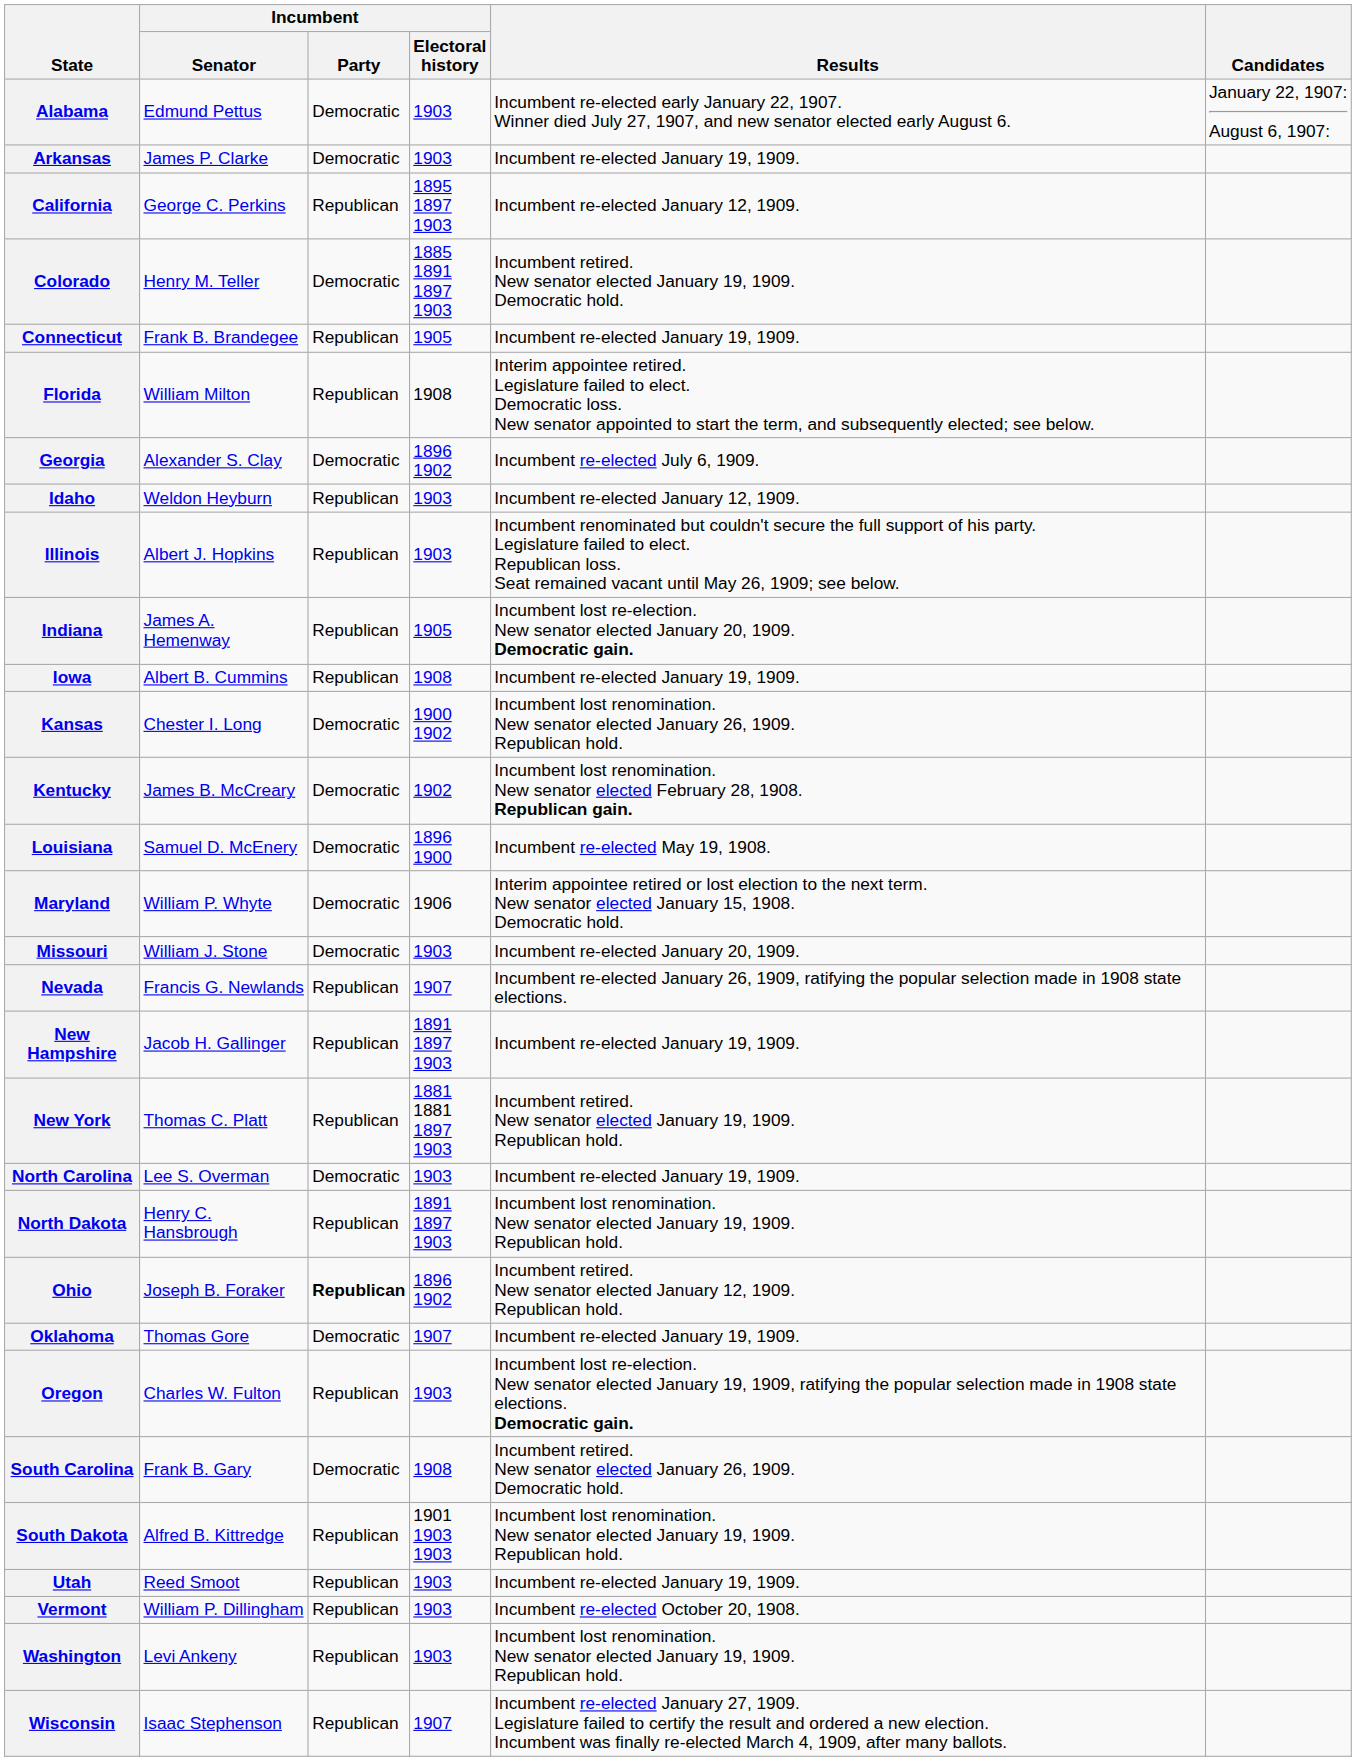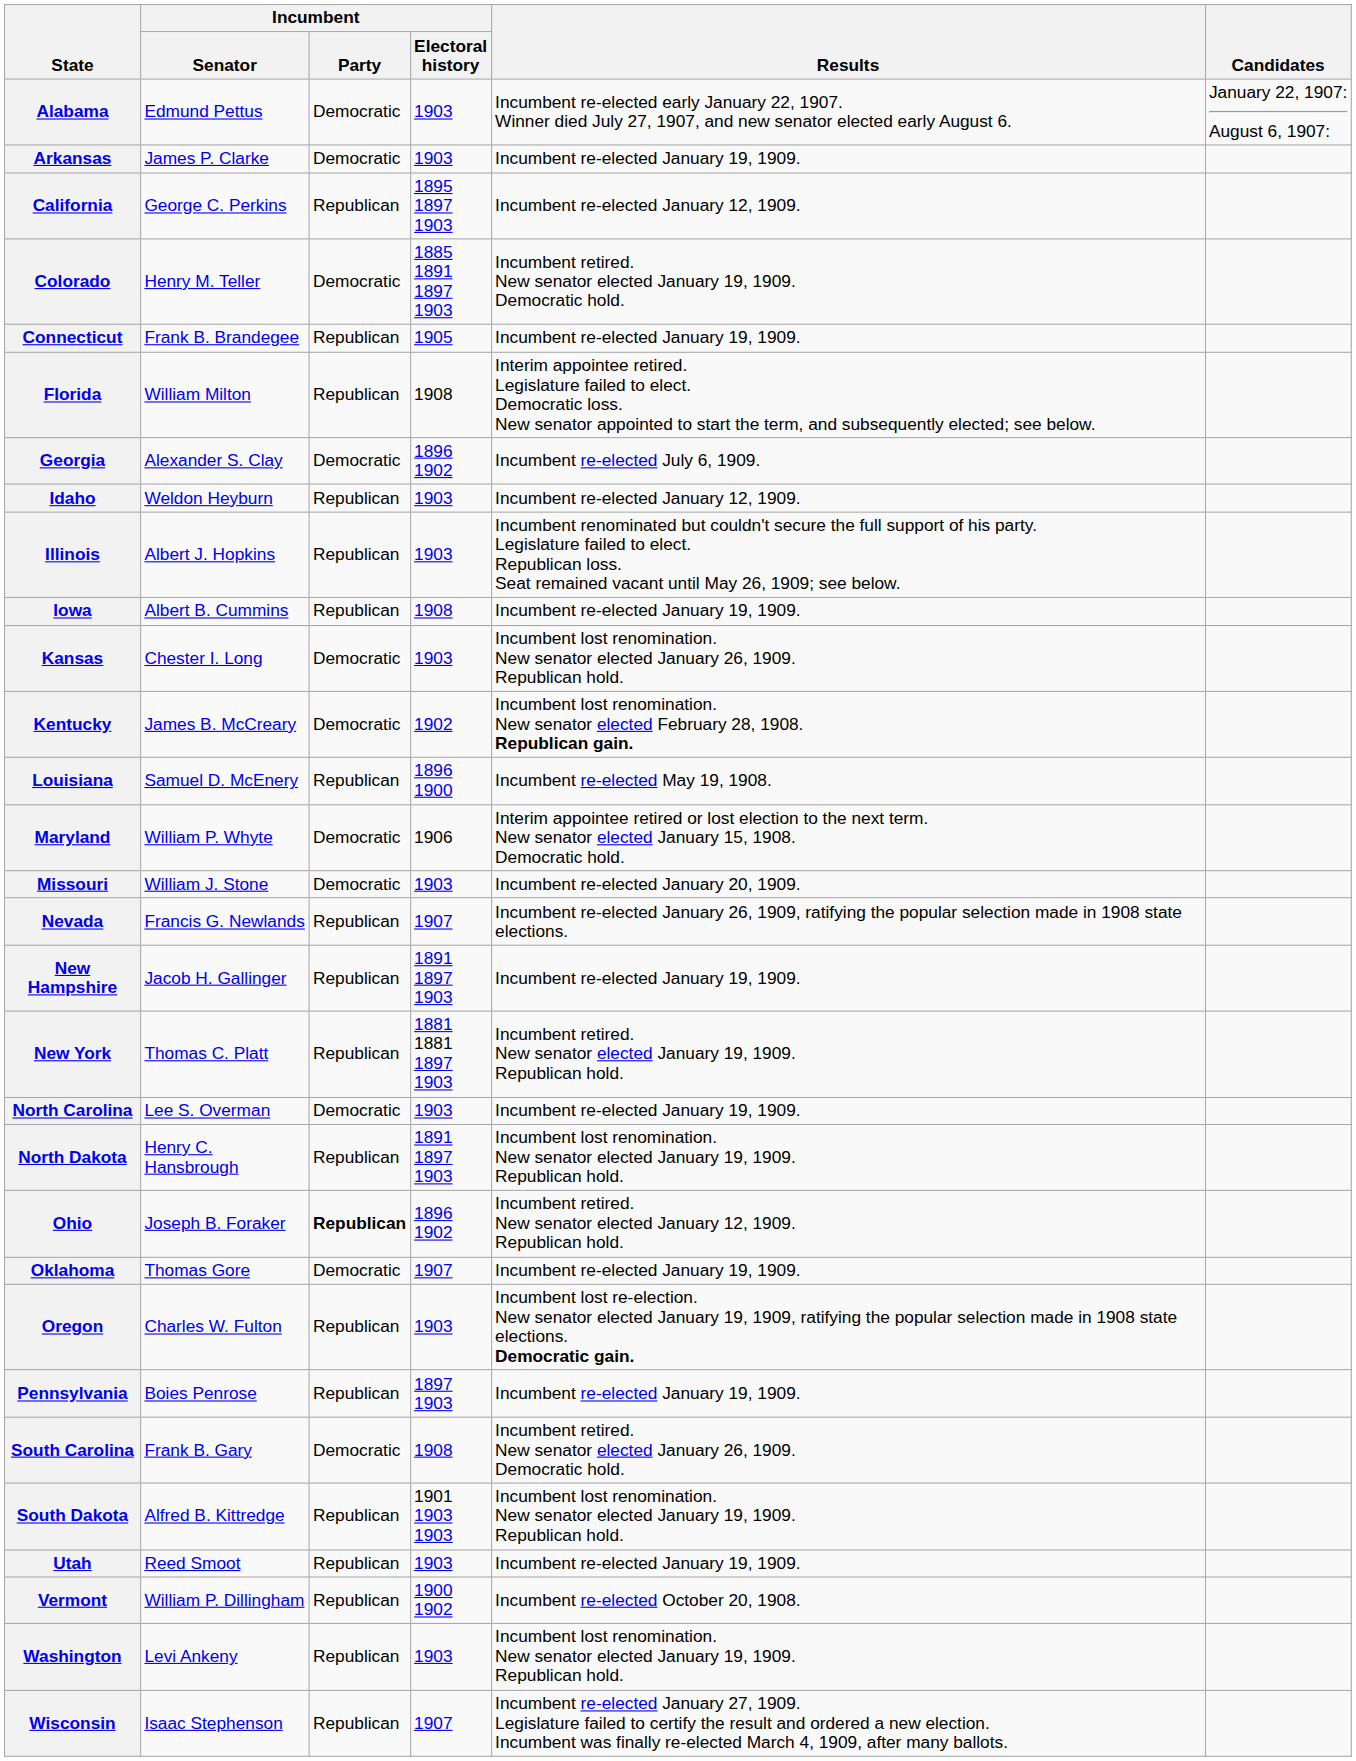- row: (72, 630)
(433, 724) 1900 1902 -> (433, 658) 1903
(356, 847) Democratic -> (356, 780) Republican
+ row: (72, 1393)
(433, 1609) 1903 -> (433, 1600) 1900 1902
